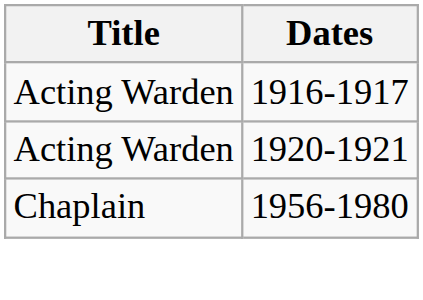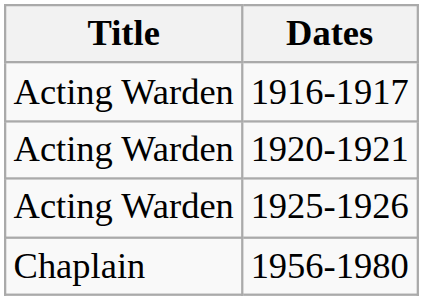+ row: (330, 206)
